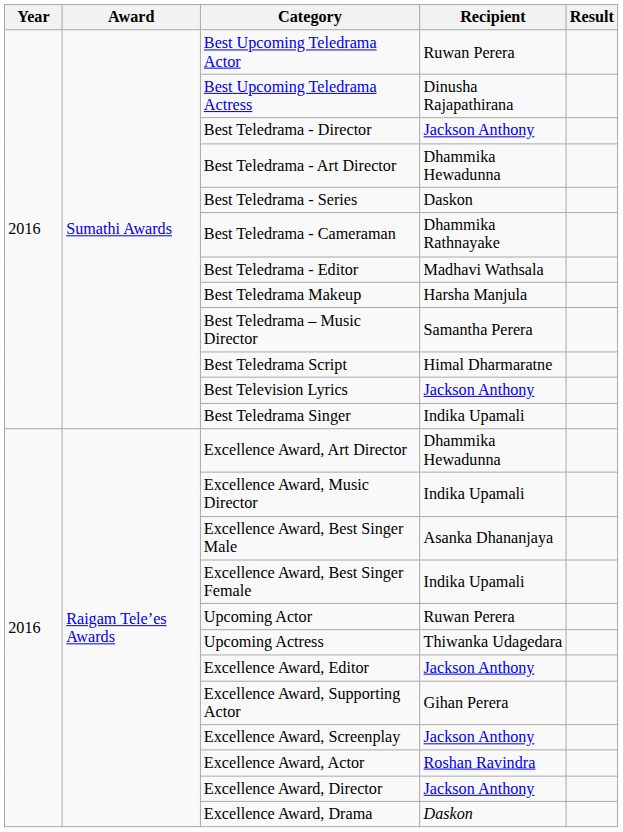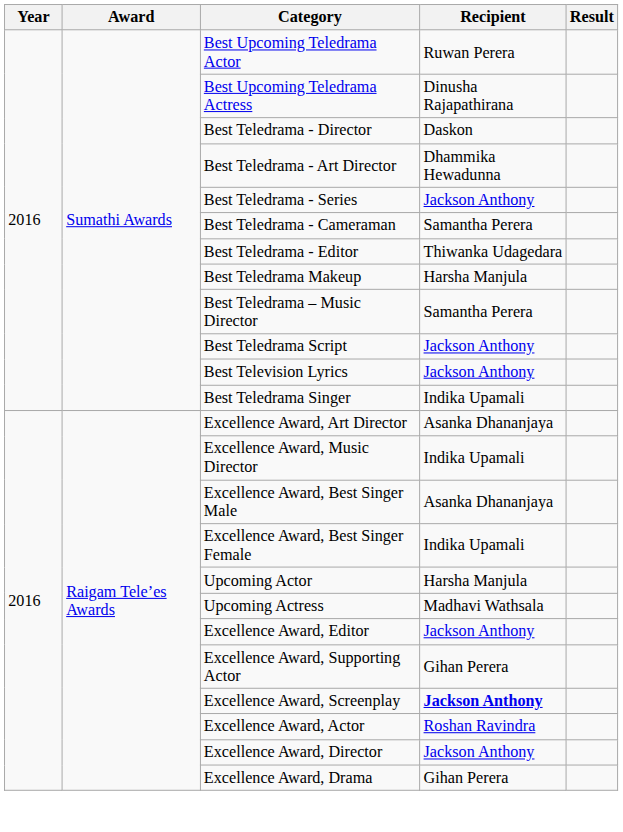(479, 130) Jackson Anthony -> (448, 130) Daskon
(448, 199) Daskon -> (479, 199) Jackson Anthony
(462, 234) Dhammika Rathnayake -> (478, 225) Samantha Perera
(484, 269) Madhavi Wathsala -> (493, 251) Thiwanka Udagedara
(488, 364) Himal Dharmaratne -> (479, 346) Jackson Anthony
(462, 450) Dhammika Hewadunna -> (488, 423) Asanka Dhananjaya
(469, 616) Ruwan Perera -> (475, 580) Harsha Manjula
(493, 642) Thiwanka Udagedara -> (484, 605) Madhavi Wathsala
(479, 737) normal -> (483, 700) bold
(448, 814) Daskon -> (466, 777) Gihan Perera
